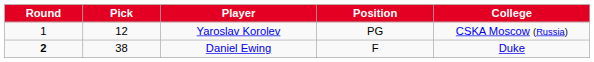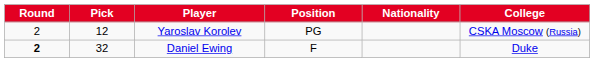+ column: (411, 13)
(43, 31) 1 -> (37, 31) 2
(121, 48) 38 -> (102, 48) 32
